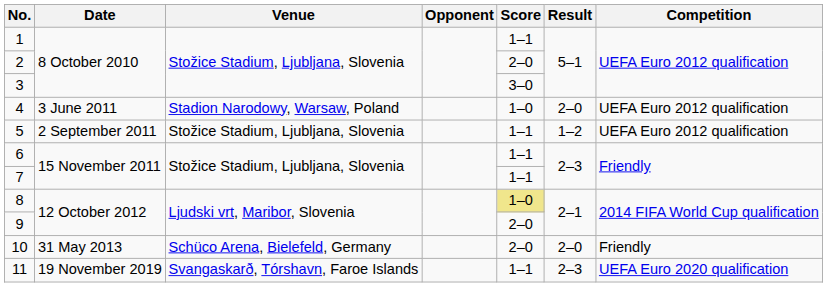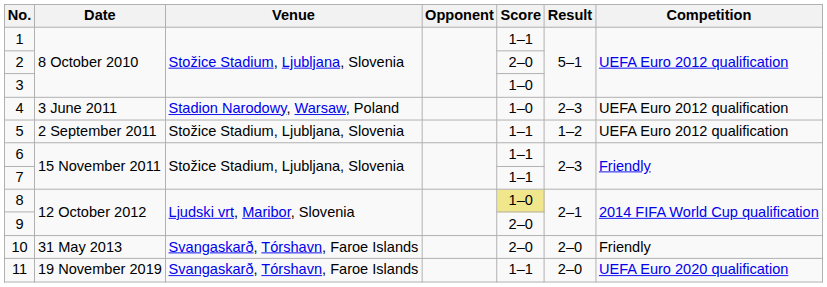(521, 85) 3–0 -> (521, 85) 1–0
(570, 108) 2–0 -> (570, 108) 2–3
(280, 246) Schüco Arena, Bielefeld, Germany -> (293, 246) Svangaskarð, Tórshavn, Faroe Islands
(570, 270) 2–3 -> (570, 270) 2–0
